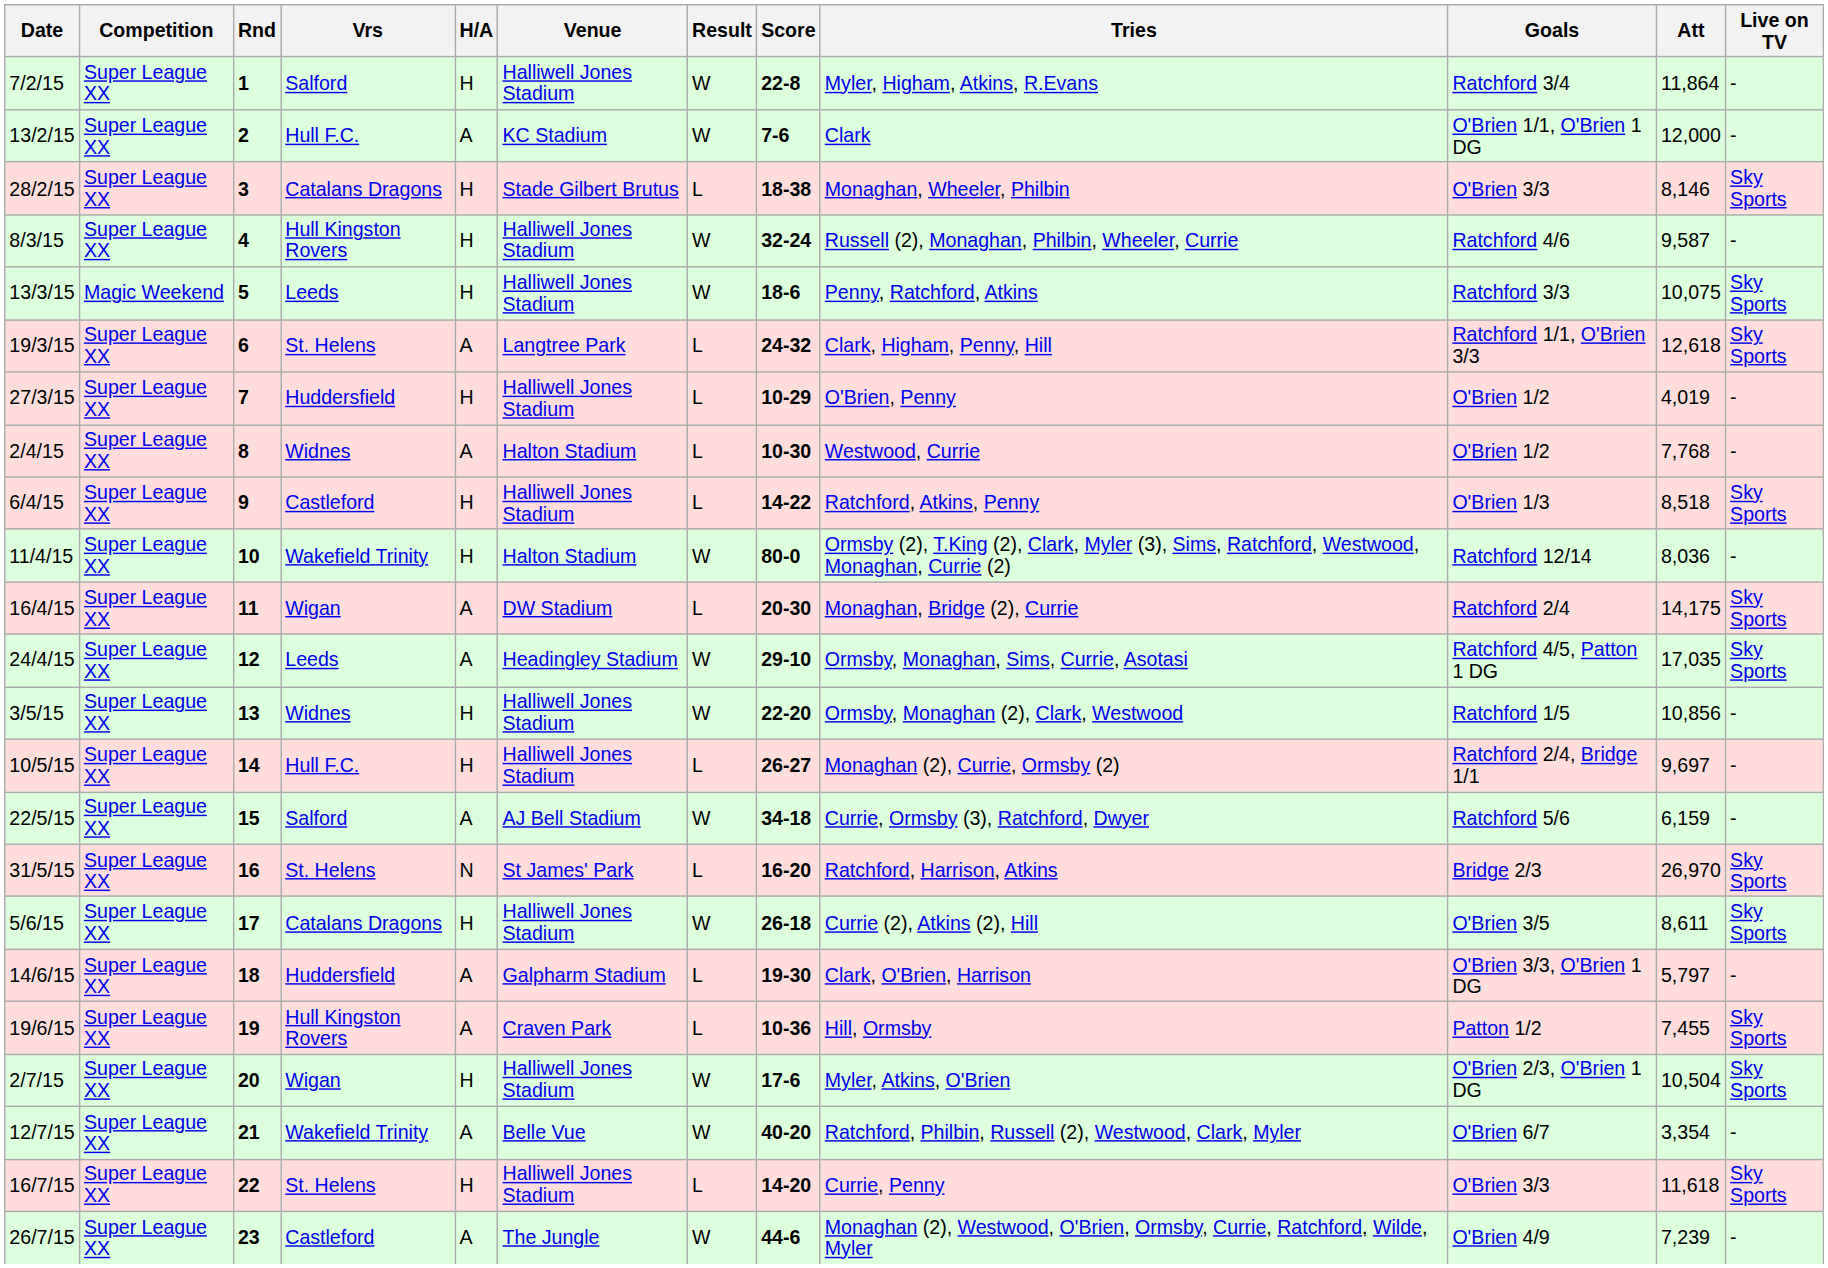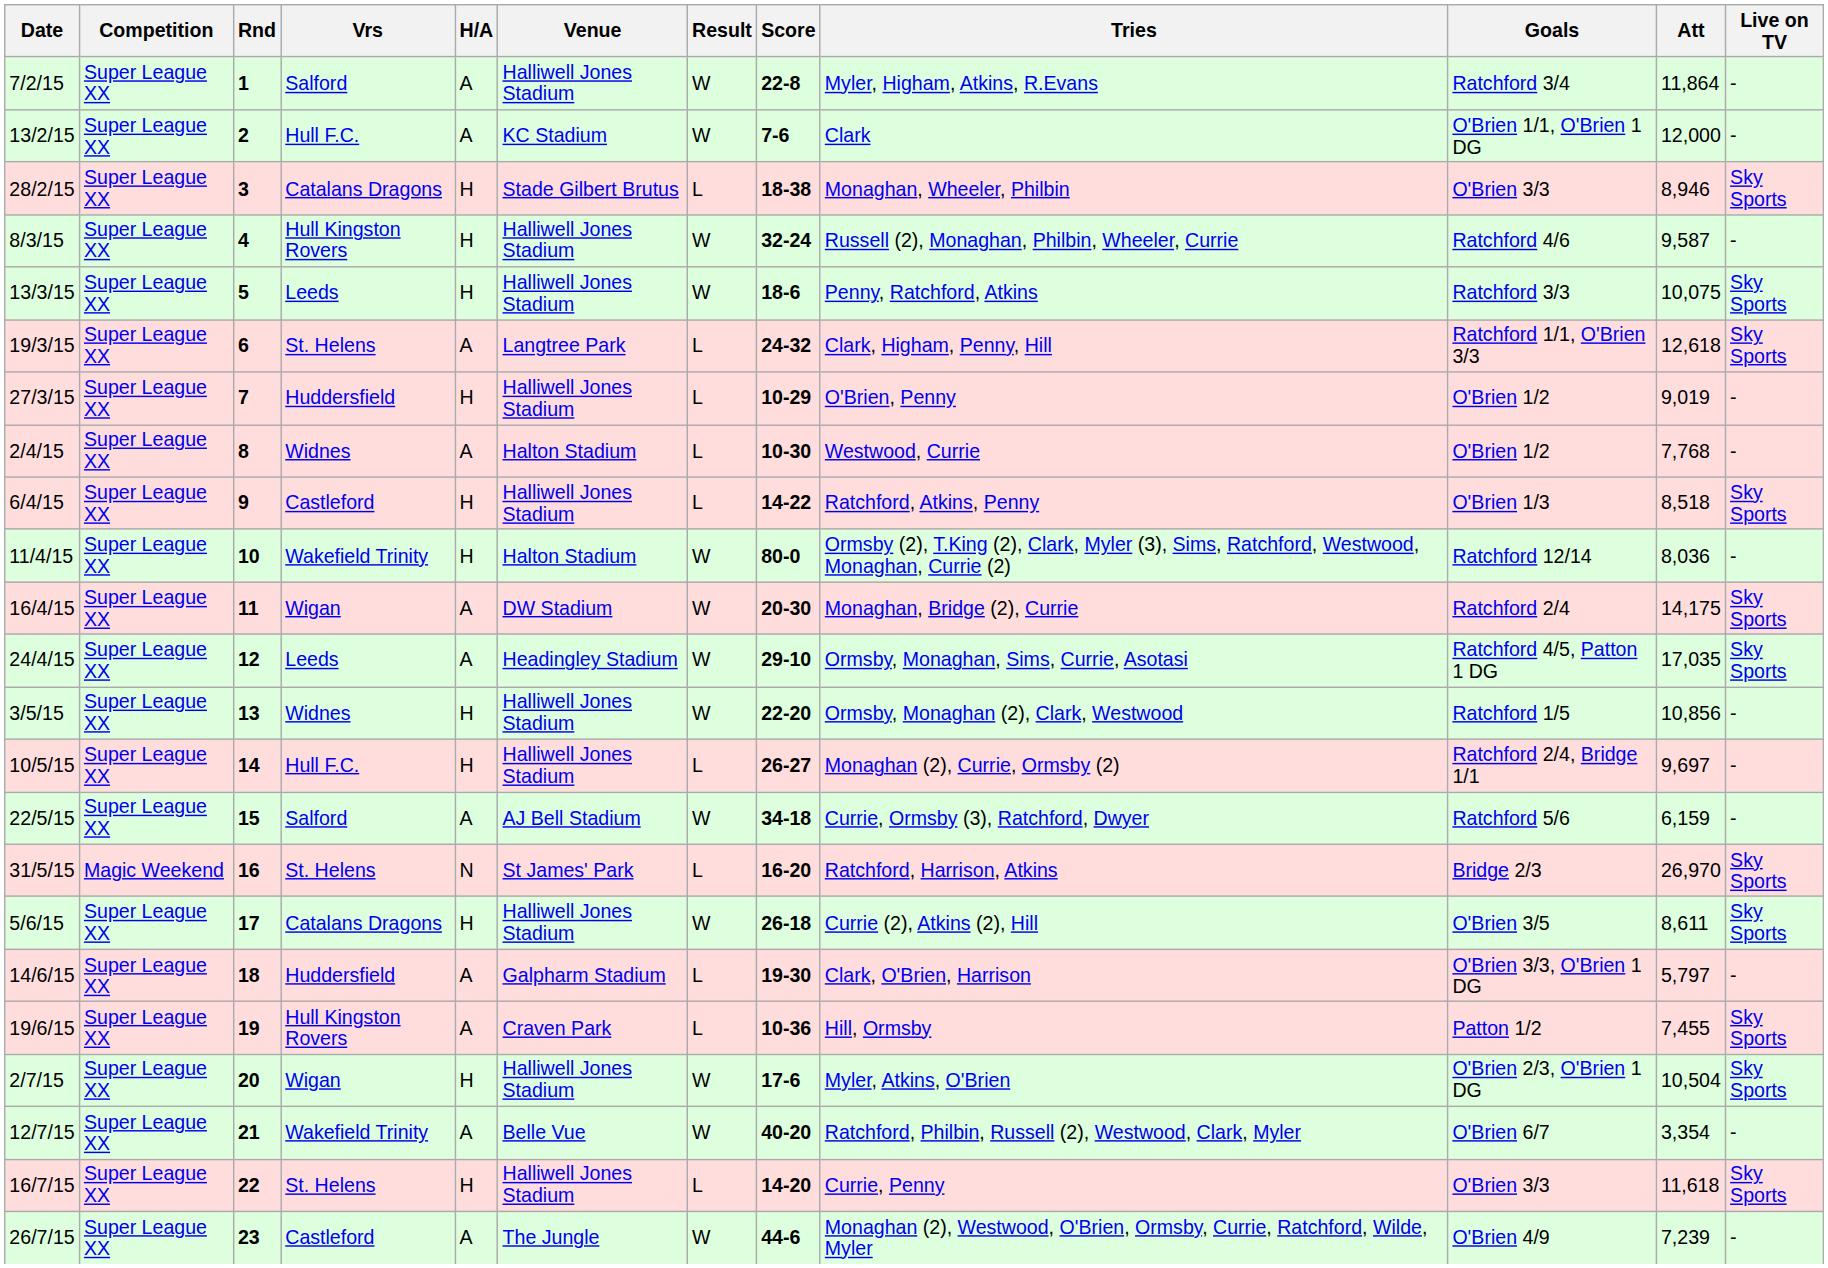(467, 83) H -> (466, 83) A
(1685, 188) 8,146 -> (1685, 188) 8,946
(154, 293) Magic Weekend -> (145, 293) Super League XX
(1685, 398) 4,019 -> (1685, 398) 9,019
(697, 608) L -> (701, 608) W
(145, 870) Super League XX -> (154, 870) Magic Weekend
